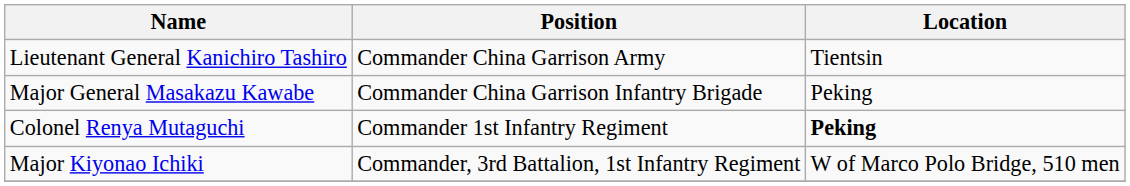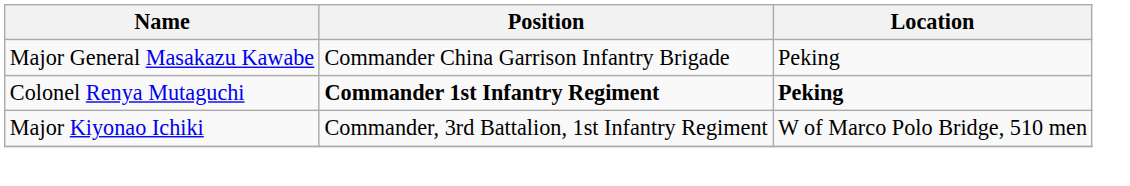- row: (178, 57)
(512, 127) normal -> (492, 92) bold
